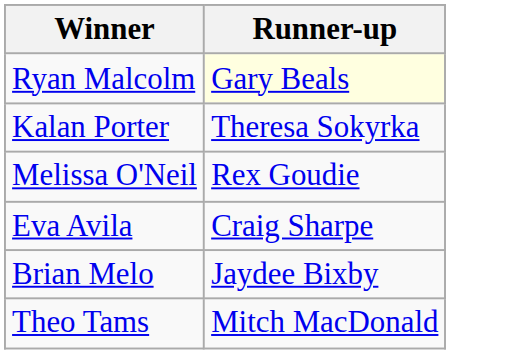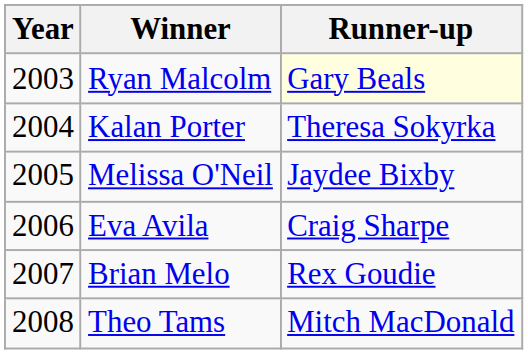+ column: (43, 28)
(285, 175) Rex Goudie -> (371, 175) Jaydee Bixby
(295, 273) Jaydee Bixby -> (361, 273) Rex Goudie
